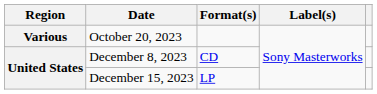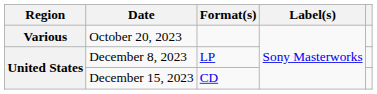(209, 57) CD -> (207, 57) LP
(207, 78) LP -> (209, 78) CD
